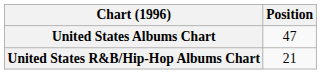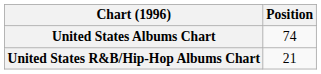(290, 36) 47 -> (290, 36) 74
